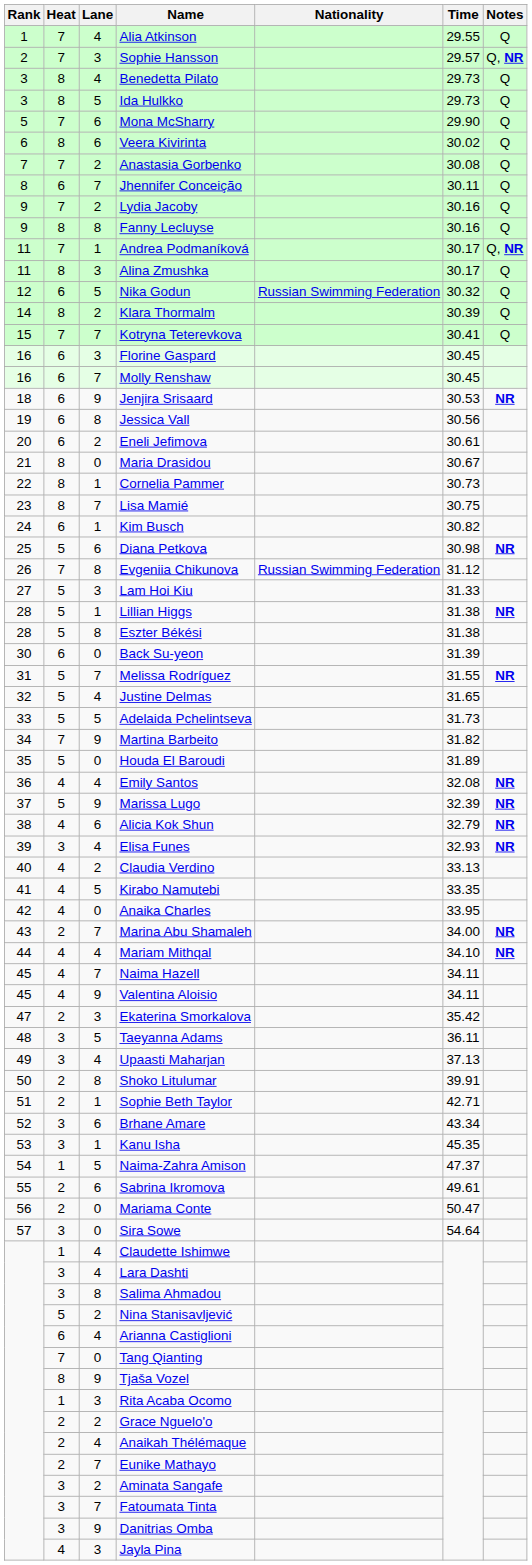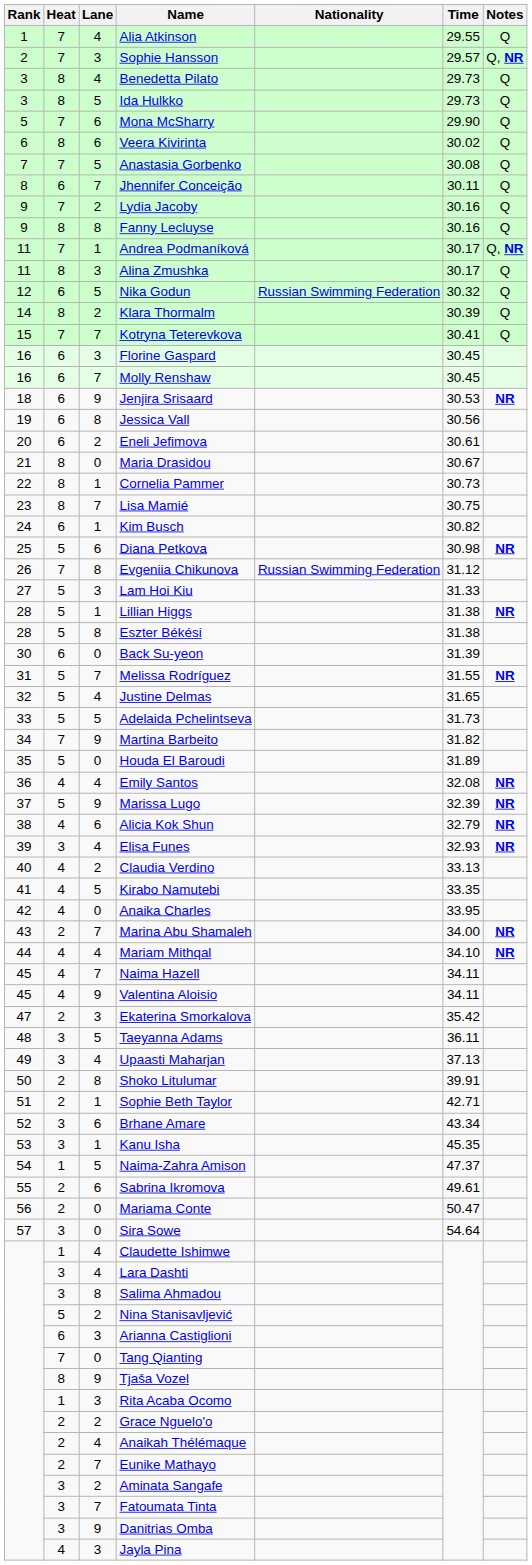(98, 164) 2 -> (98, 164) 5
(98, 1336) 4 -> (98, 1336) 3
